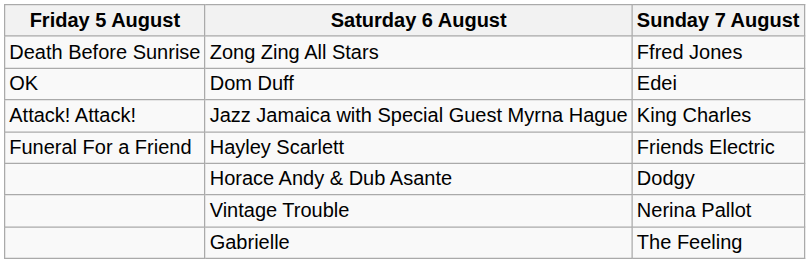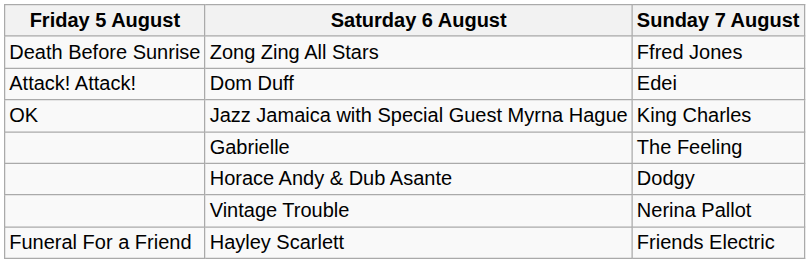(24, 83) OK -> (73, 83) Attack! Attack!
(73, 115) Attack! Attack! -> (24, 115) OK
rows swapped: (277, 147) <-> (250, 242)
